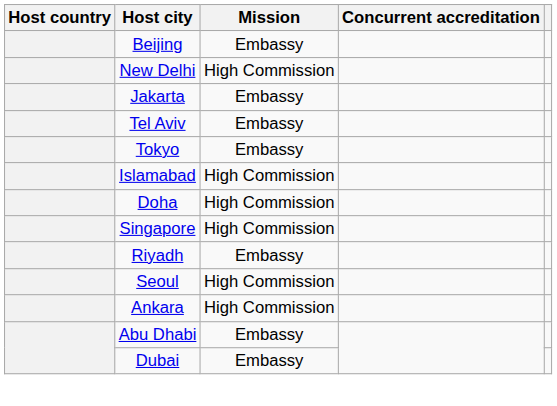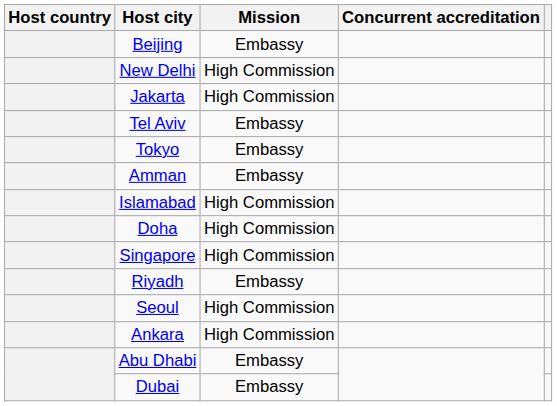(269, 96) Embassy -> (269, 96) High Commission
+ row: (157, 176)
